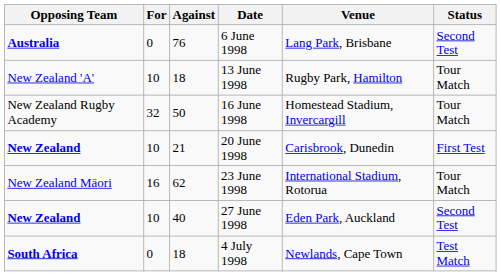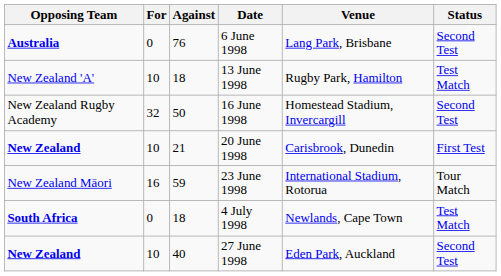(453, 77) Tour Match -> (453, 77) Test Match
(453, 112) Tour Match -> (456, 112) Second Test
(179, 183) 62 -> (179, 183) 59
rows swapped: (241, 218) <-> (237, 253)
